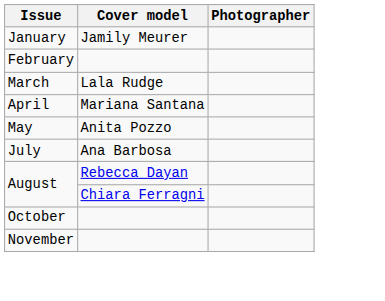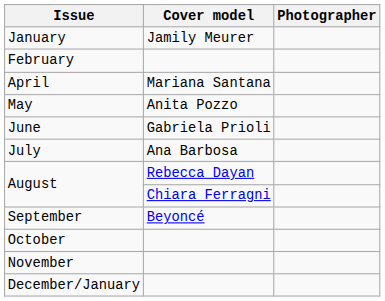- row: (28, 83)
+ row: (24, 128)
+ row: (45, 218)
+ row: (74, 285)
